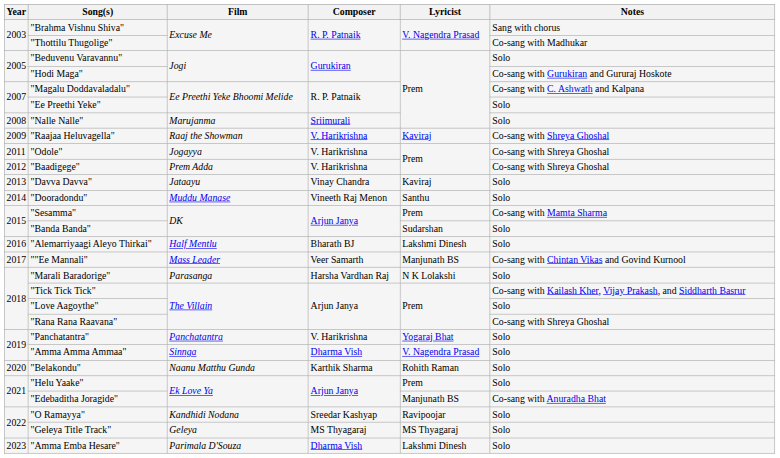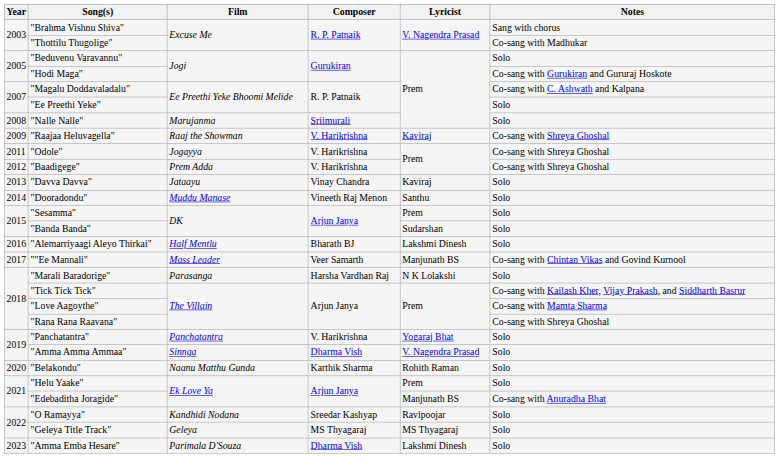(550, 213) Co-sang with Mamta Sharma -> (501, 213) Solo
(501, 306) Solo -> (550, 306) Co-sang with Mamta Sharma
